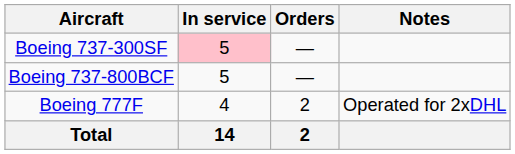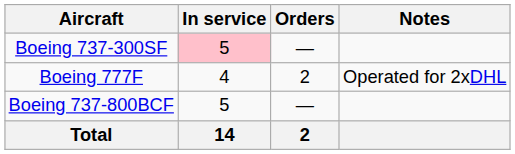rows swapped: (91, 76) <-> (91, 105)
